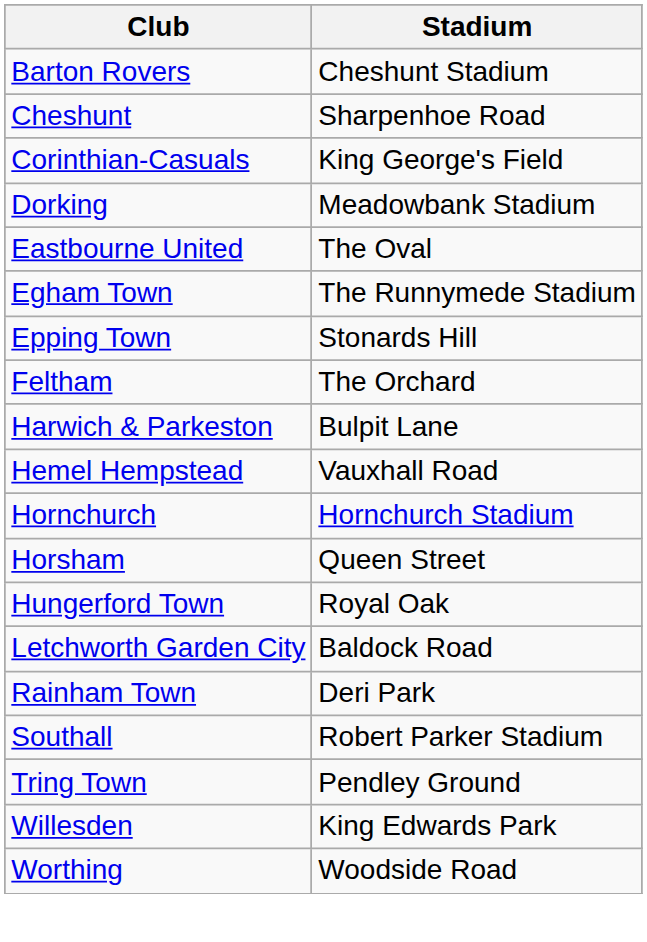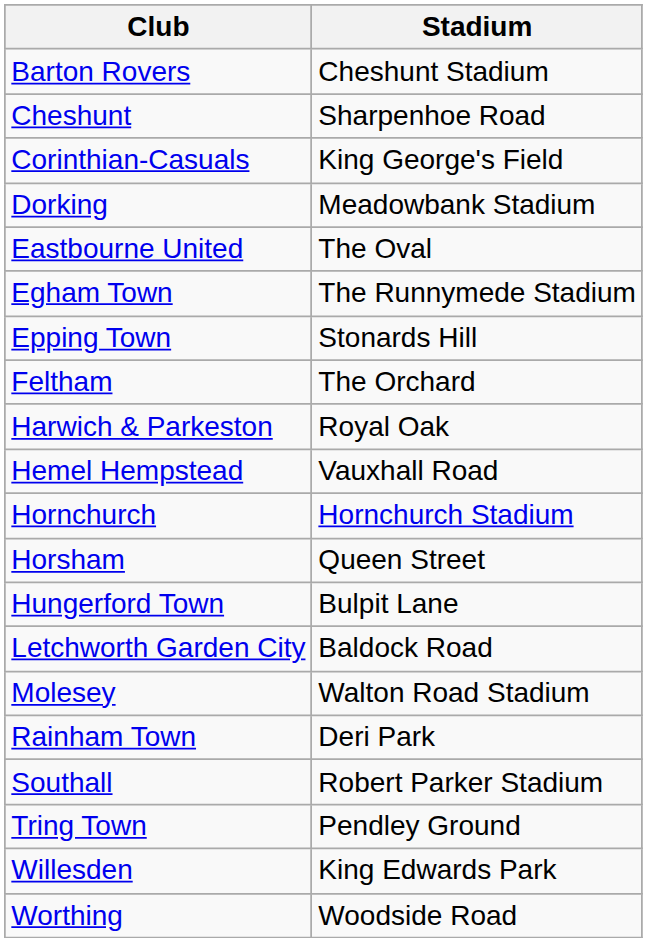(388, 426) Bulpit Lane -> (384, 426) Royal Oak
(384, 603) Royal Oak -> (388, 603) Bulpit Lane
+ row: (63, 692)
